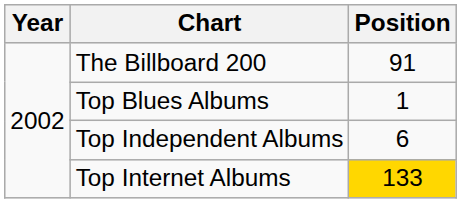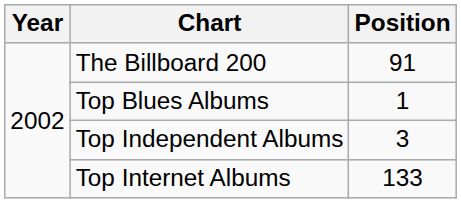(403, 139) 6 -> (403, 139) 3
(403, 178) gold background -> (403, 178) no background
